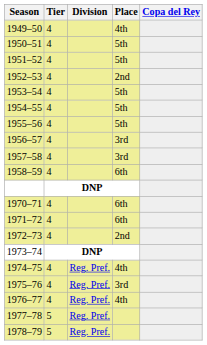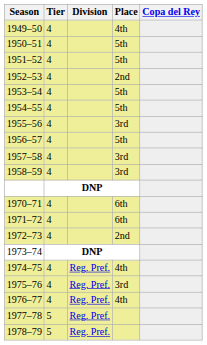(121, 124) 5th -> (121, 124) 3rd
(121, 140) 3rd -> (121, 140) 5th
(121, 172) 6th -> (121, 172) 3rd
